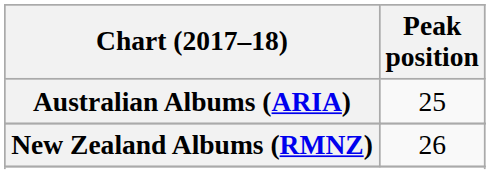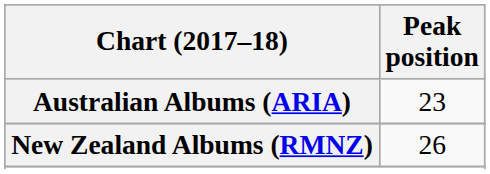(432, 100) 25 -> (432, 100) 23
